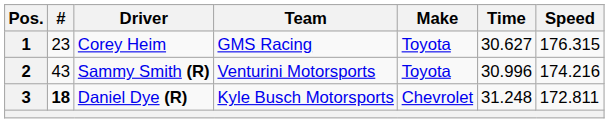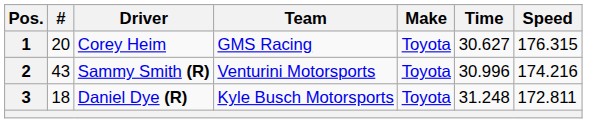(61, 44) 23 -> (61, 44) 20
(61, 97) bold -> (61, 97) normal
(437, 97) Chevrolet -> (426, 97) Toyota
